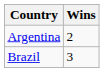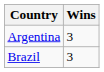(70, 36) 2 -> (70, 36) 3
